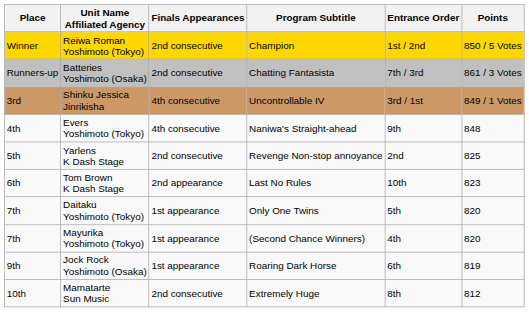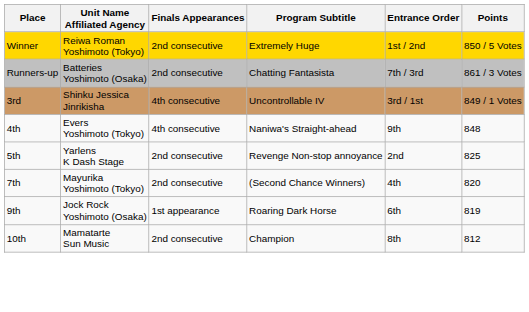(272, 46) Champion -> (284, 46) Extremely Huge
- row: (94, 183)
- row: (104, 211)
(185, 238) 1st appearance -> (187, 183) 2nd consecutive
(284, 293) Extremely Huge -> (272, 238) Champion
